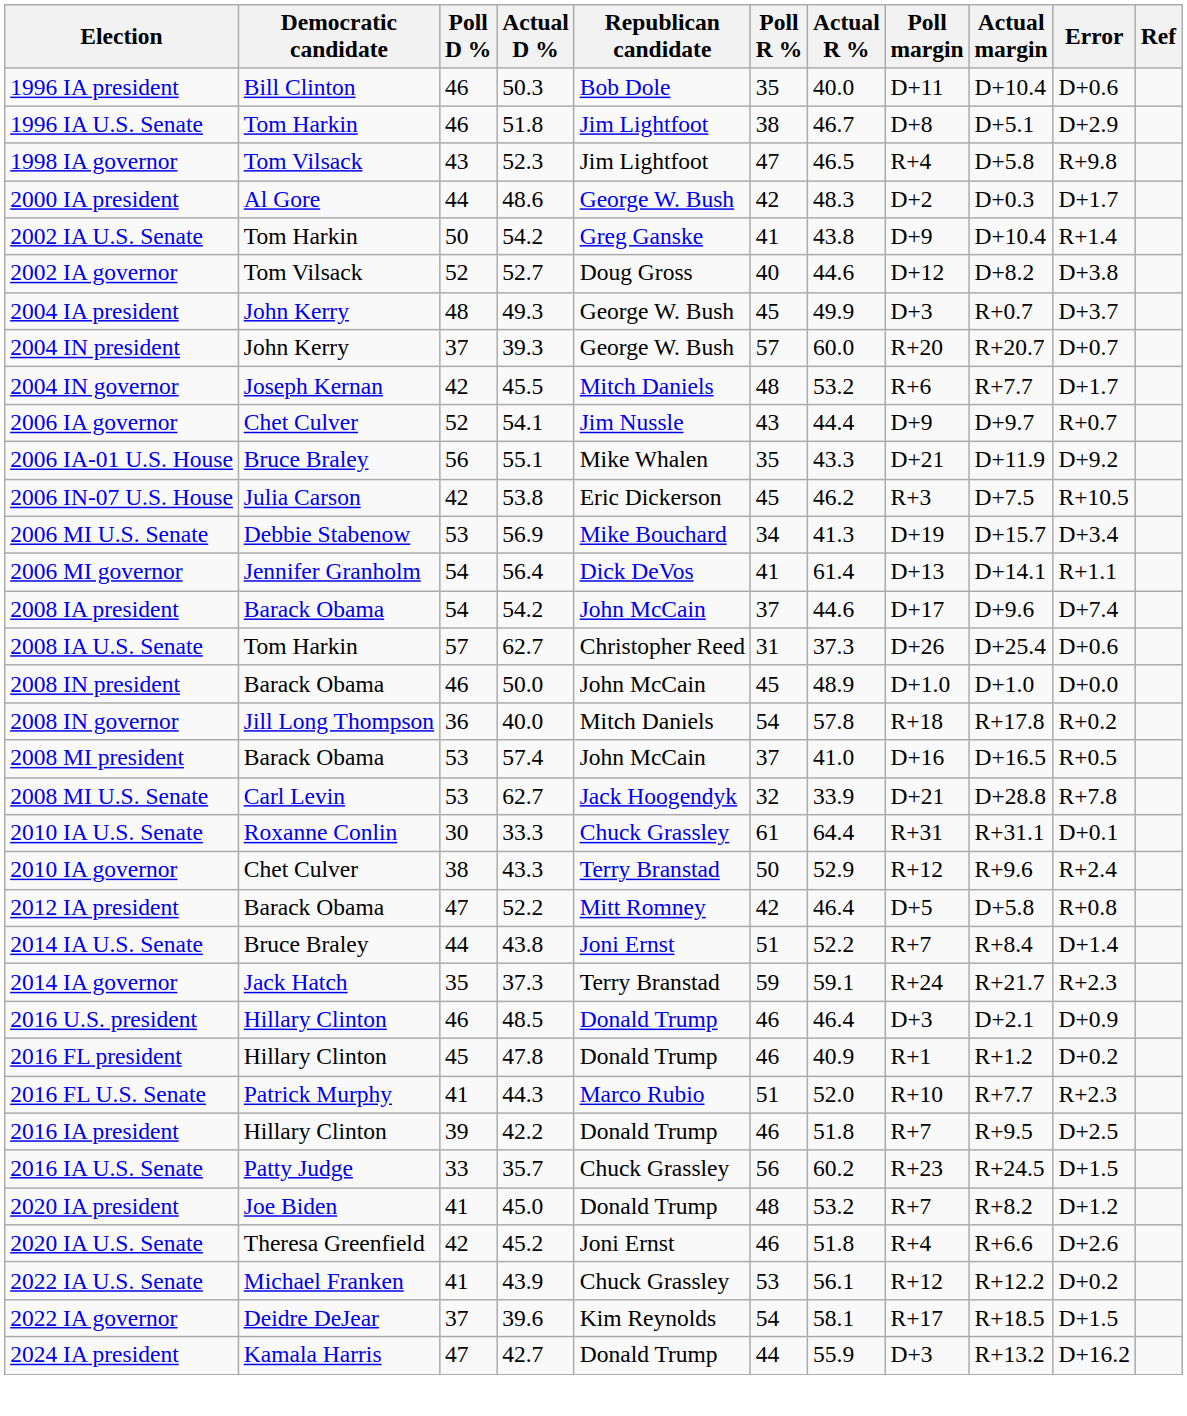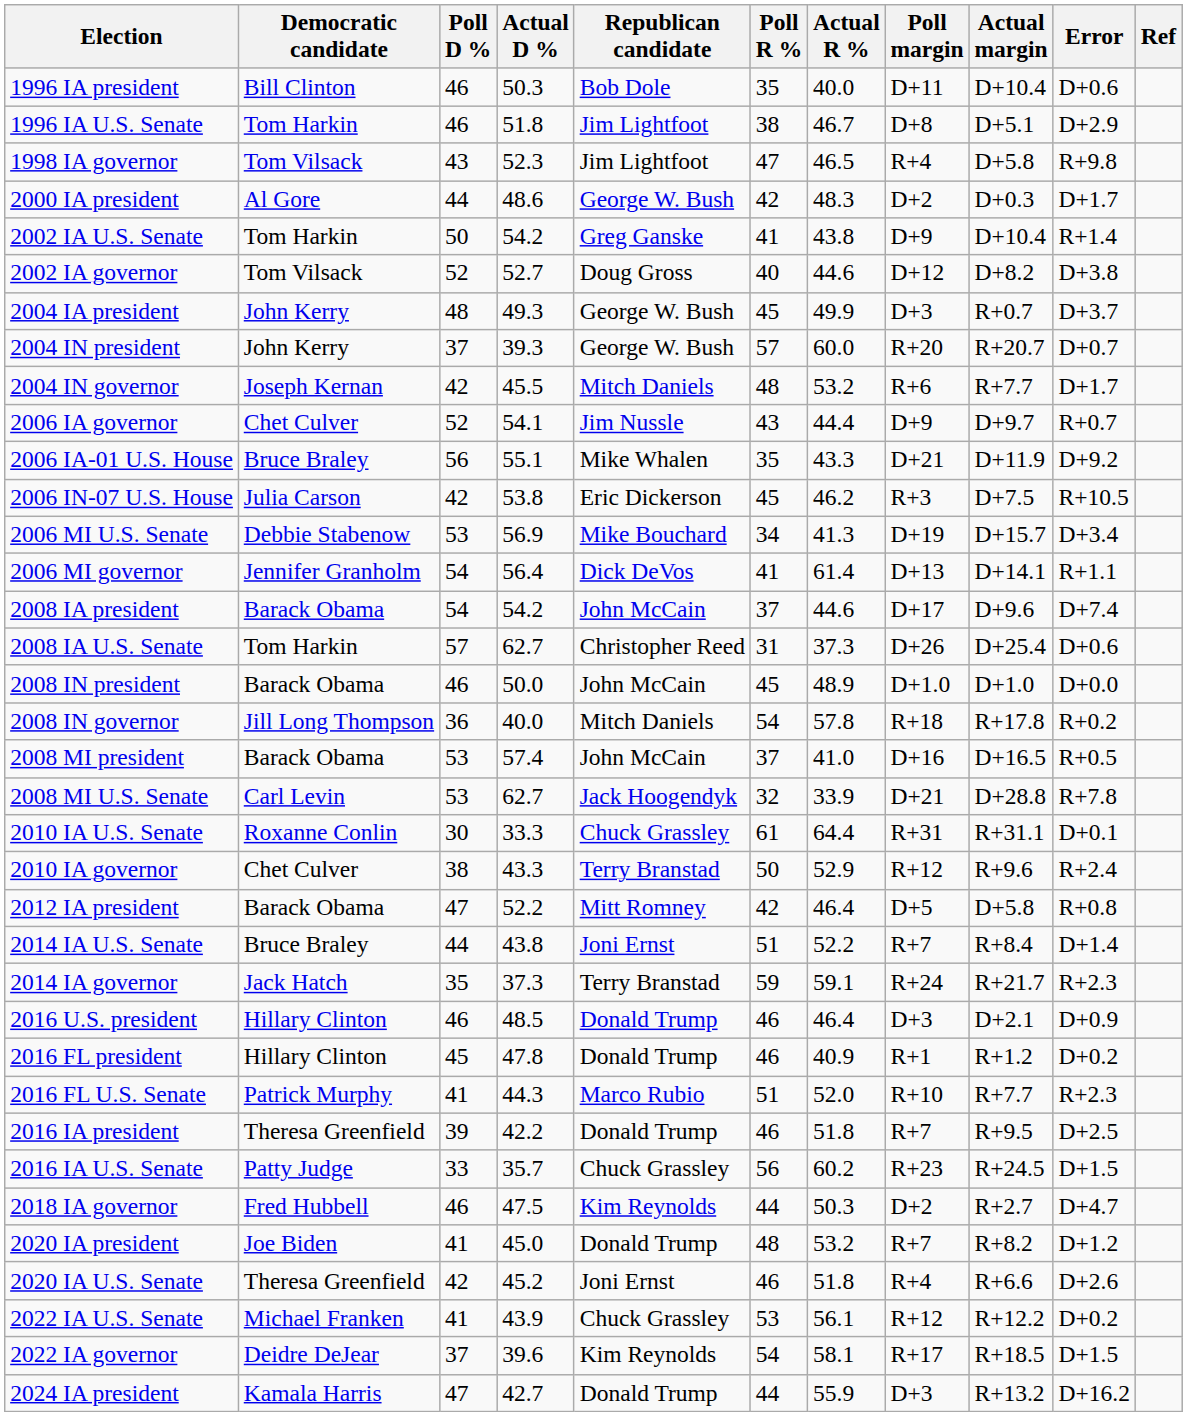(315, 1131) Hillary Clinton -> (334, 1131) Theresa Greenfield
+ row: (94, 1205)
